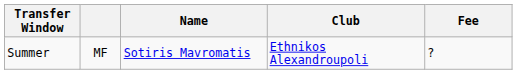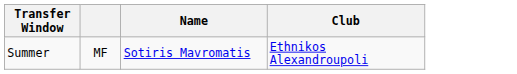- column: (468, 21)
